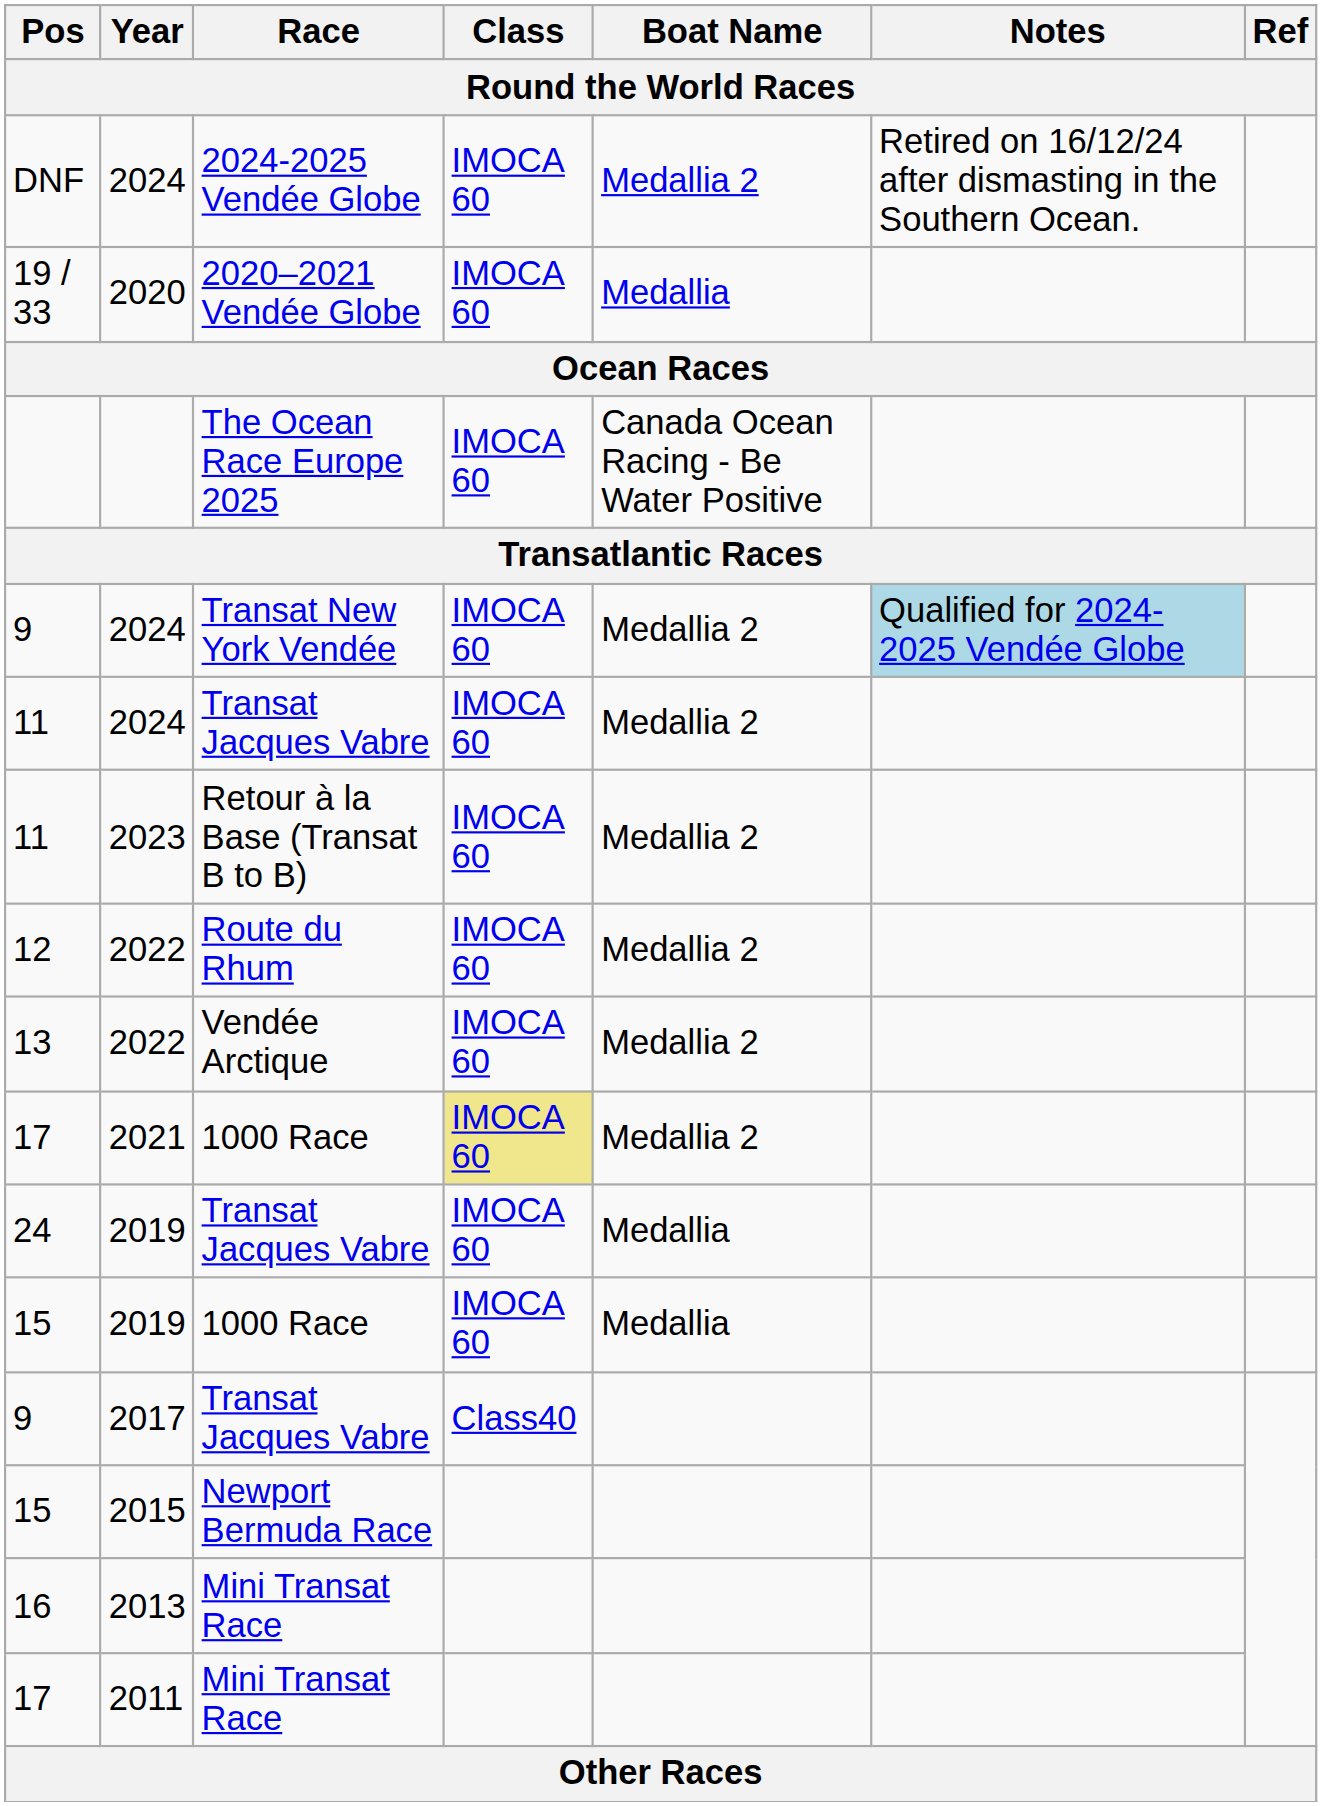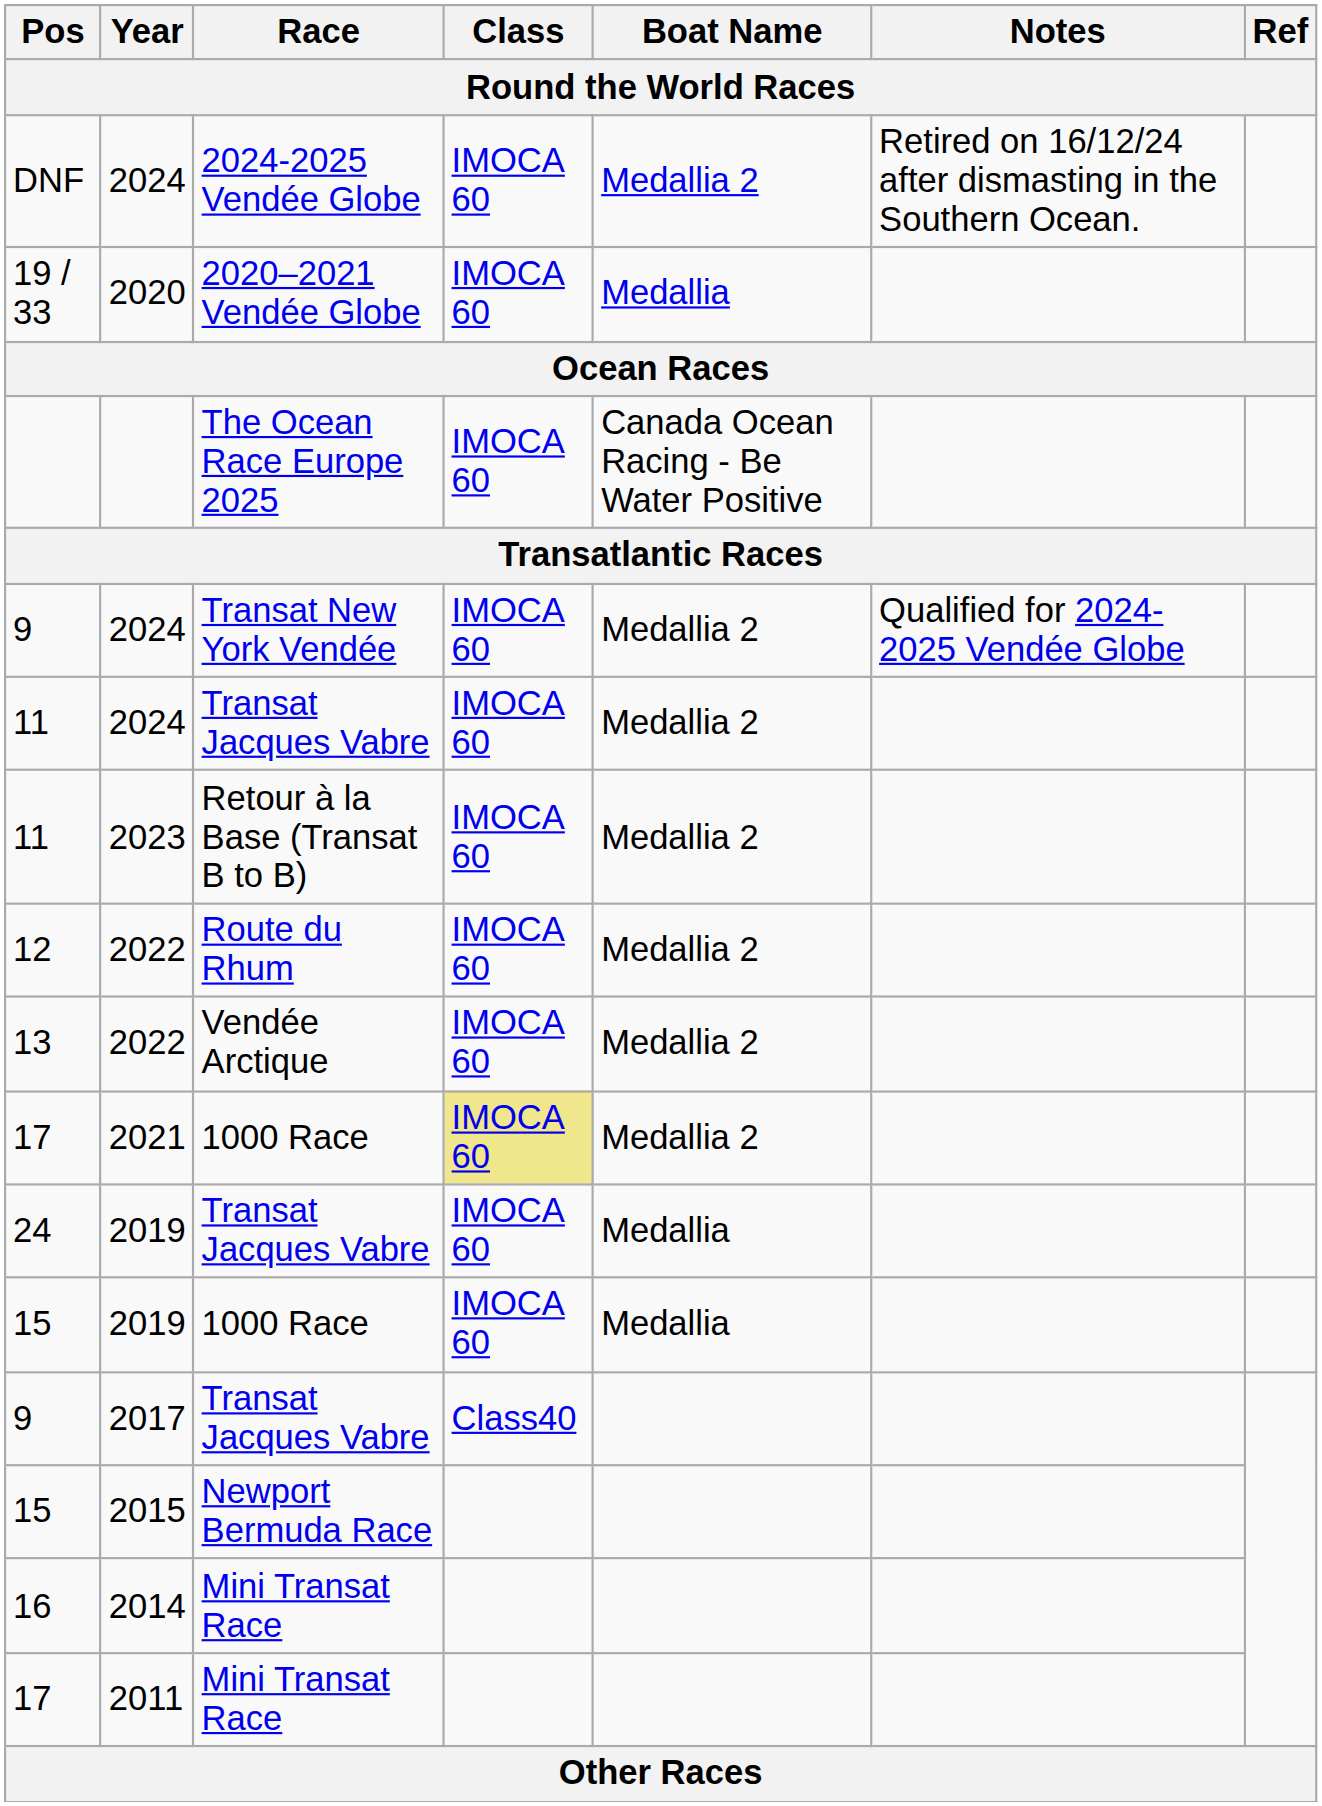(1032, 629) lightblue background -> (1032, 629) no background
(147, 1605) 2013 -> (147, 1605) 2014
